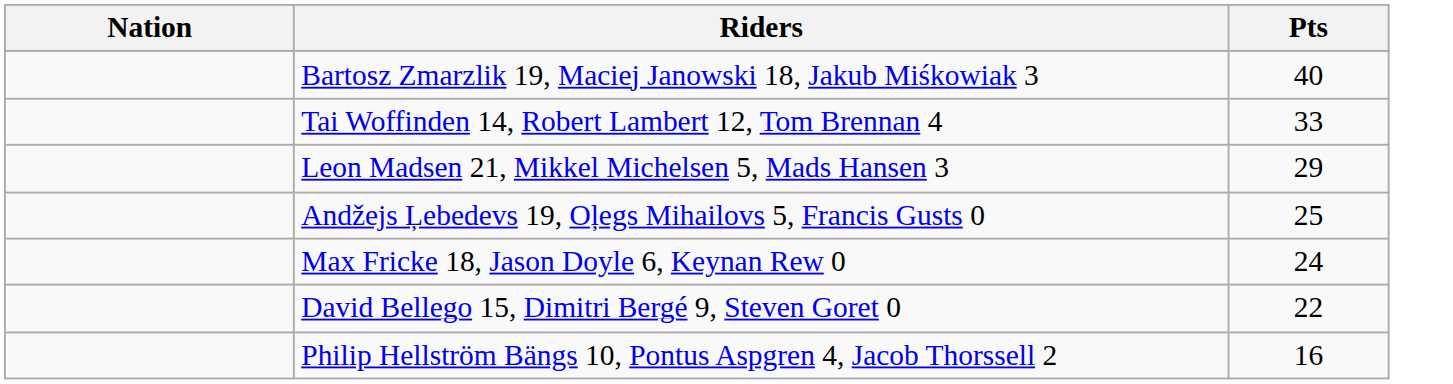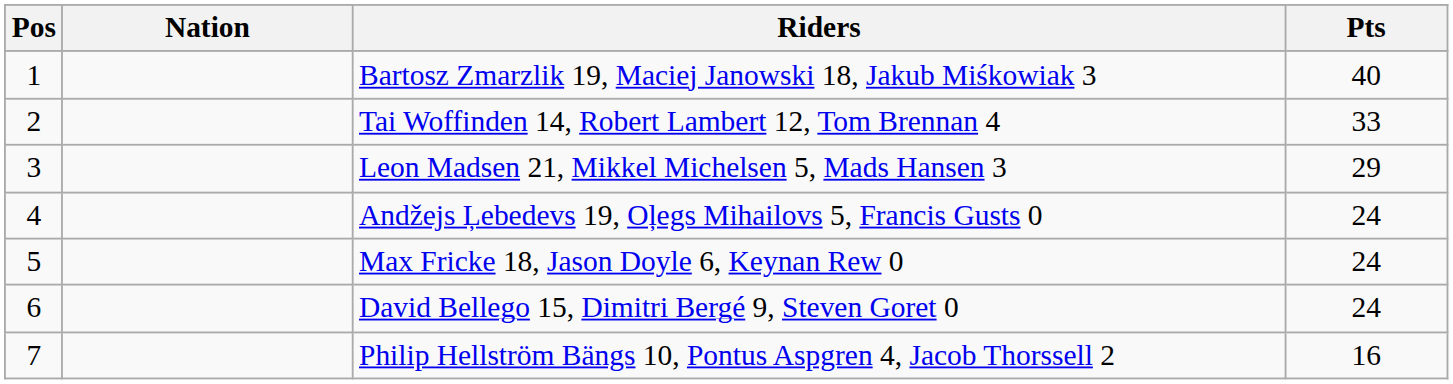+ column: (34, 27)
(1308, 214) 25 -> (1366, 214) 24
(1308, 307) 22 -> (1366, 307) 24
